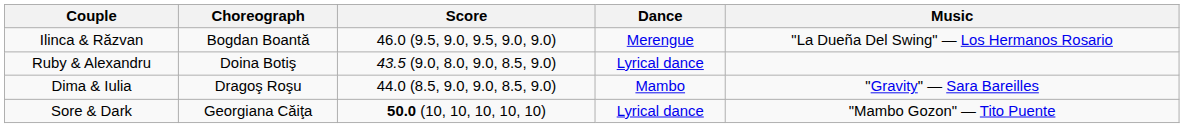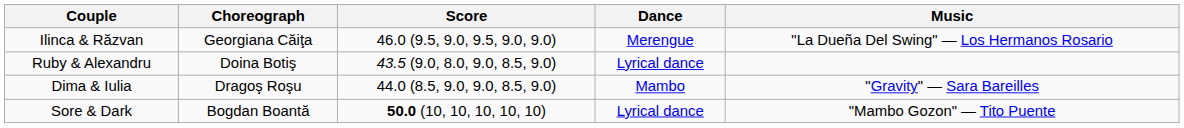(258, 39) Bogdan Boantă -> (258, 39) Georgiana Căiţa
(258, 110) Georgiana Căiţa -> (258, 110) Bogdan Boantă
